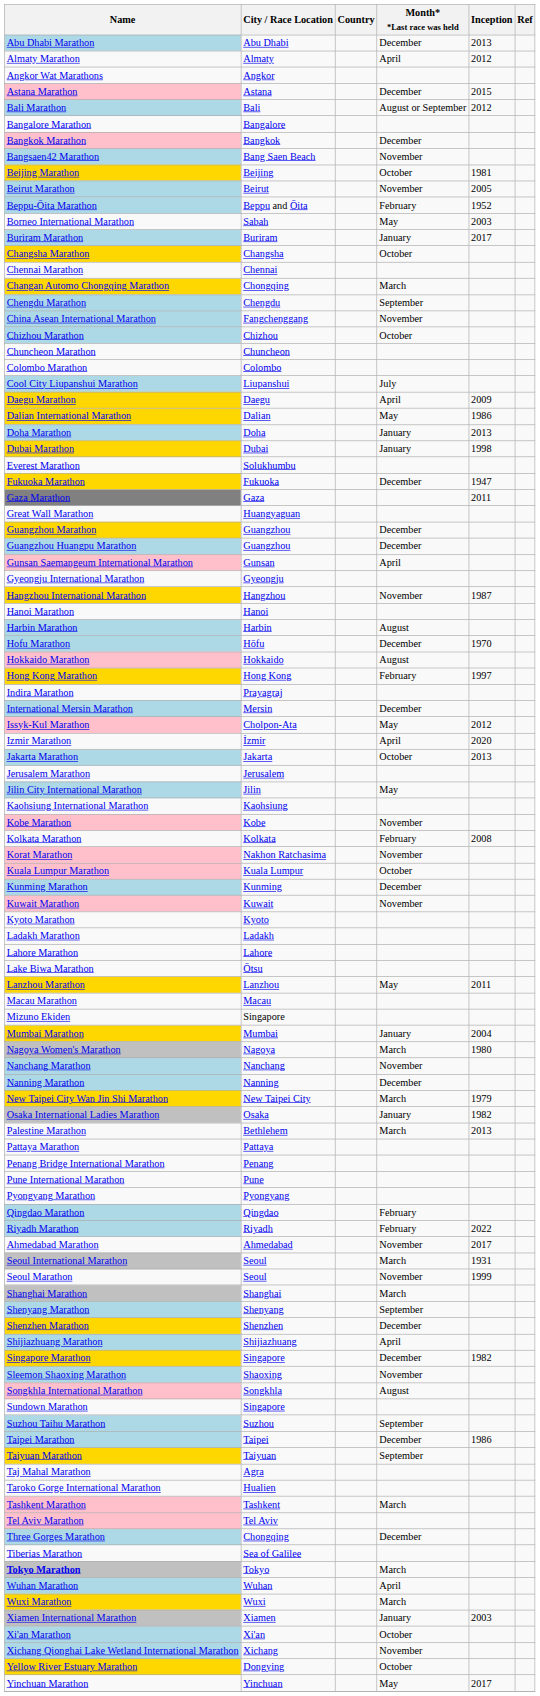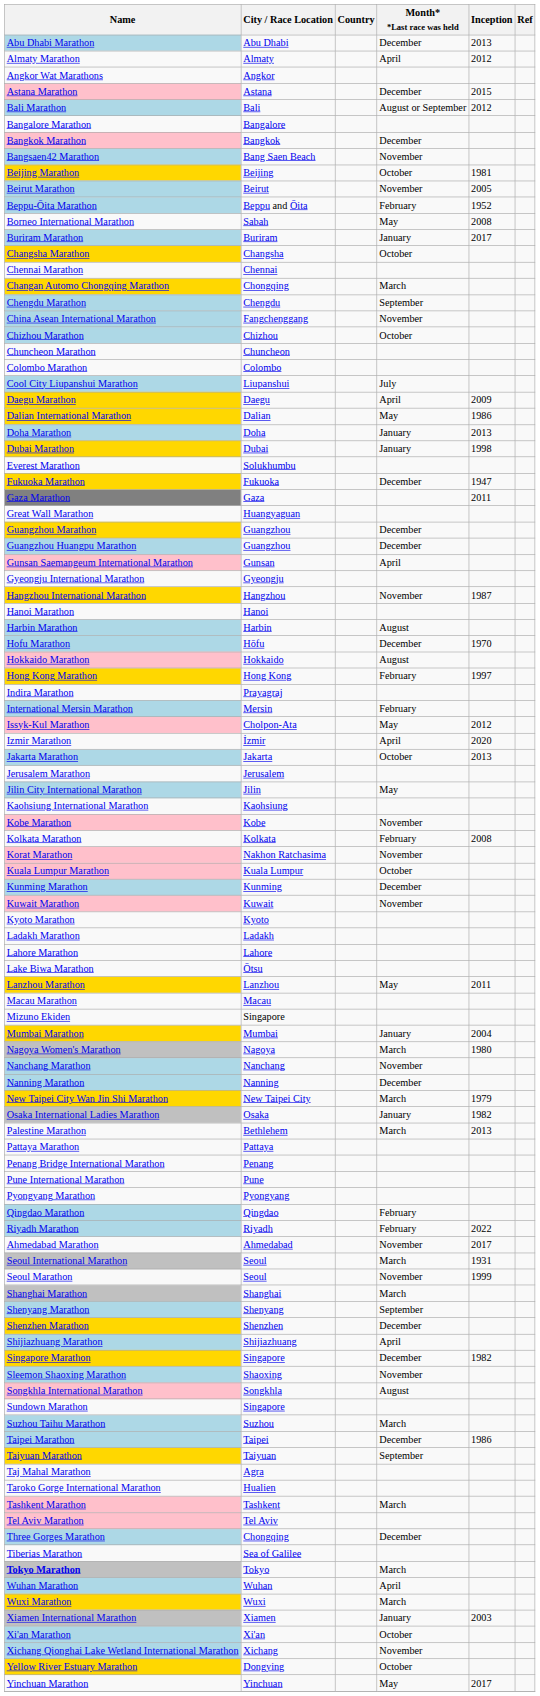(481, 221) 2003 -> (481, 221) 2008
(400, 708) December -> (398, 708) February
(401, 1423) September -> (393, 1423) March
